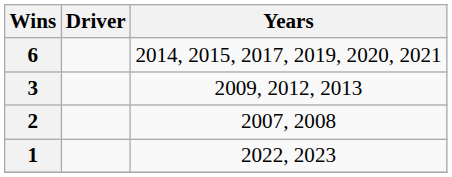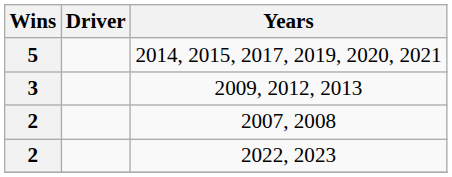(33, 54) 6 -> (33, 54) 5
(33, 155) 1 -> (33, 155) 2
